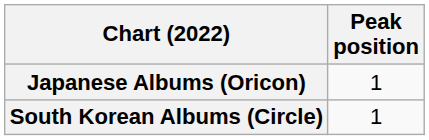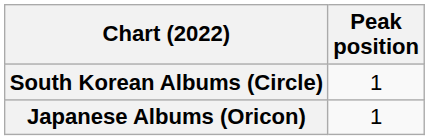rows swapped: (166, 81) <-> (166, 116)
